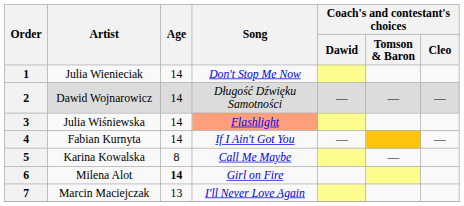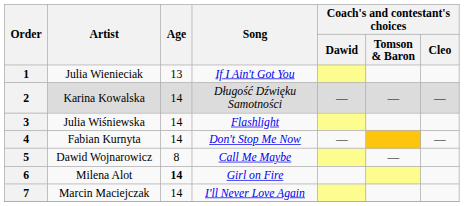(176, 74) 14 -> (176, 74) 13
(255, 74) Don't Stop Me Now -> (255, 74) If I Ain't Got You
(104, 98) Dawid Wojnarowicz -> (104, 98) Karina Kowalska
(255, 122) lightsalmon background -> (255, 122) no background
(255, 139) If I Ain't Got You -> (255, 139) Don't Stop Me Now
(104, 157) Karina Kowalska -> (104, 157) Dawid Wojnarowicz
(176, 193) 13 -> (176, 193) 14
